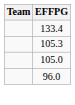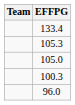+ row: (52, 76)
